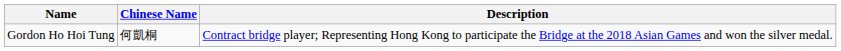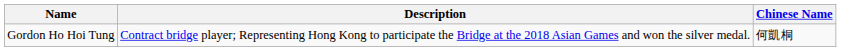columns swapped: (158, 14) <-> (518, 14)
